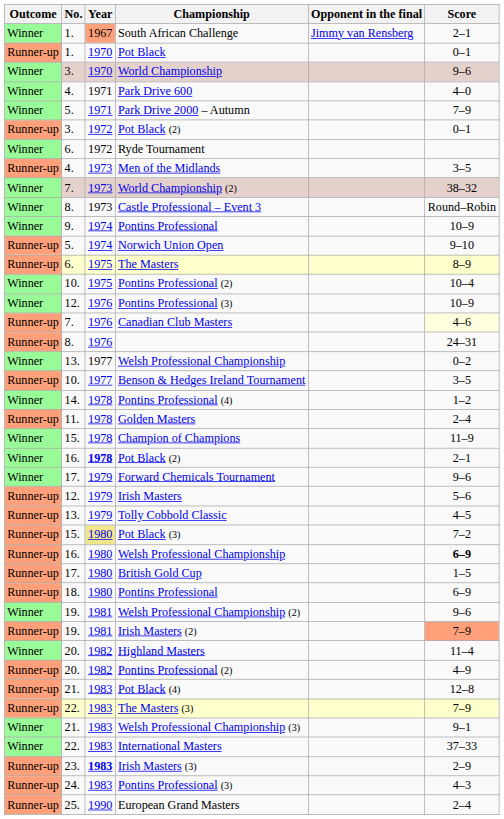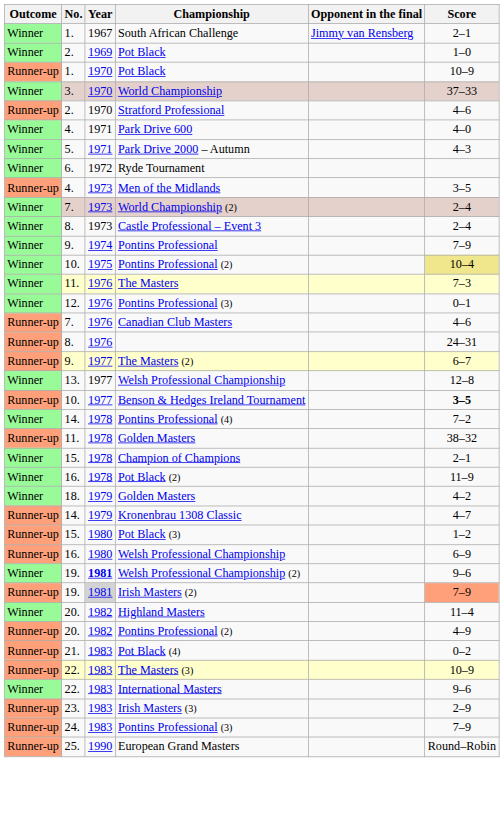(100, 33) lightsalmon background -> (100, 33) no background
+ row: (69, 52)
(462, 52) 0–1 -> (462, 71) 10–9
(462, 71) 9–6 -> (462, 91) 37–33
+ row: (69, 110)
(462, 110) 7–9 -> (462, 149) 4–3
- row: (69, 129)
(462, 187) 38–32 -> (462, 206) 2–4
(462, 206) Round–Robin -> (462, 226) 2–4
(462, 226) 10–9 -> (462, 245) 7–9
- row: (69, 245)
- row: (69, 264)
(462, 284) no background -> (462, 264) khaki background
+ row: (72, 284)
(462, 303) 10–9 -> (462, 303) 0–1
(462, 322) lightyellow background -> (462, 322) no background
+ row: (69, 361)
(462, 361) 0–2 -> (462, 380) 12–8
(462, 380) normal -> (462, 399) bold
(462, 399) 1–2 -> (462, 419) 7–2
(462, 419) 2–4 -> (462, 438) 38–32
(462, 438) 11–9 -> (462, 457) 2–1
(100, 457) bold -> (100, 476) normal
(462, 457) 2–1 -> (462, 476) 11–9
- row: (72, 476)
- row: (72, 496)
- row: (72, 515)
+ row: (72, 496)
+ row: (72, 515)
(100, 534) khaki background -> (100, 534) no background
(462, 534) 7–2 -> (462, 534) 1–2
(462, 554) bold -> (462, 554) normal
- row: (72, 573)
- row: (72, 592)
(100, 611) normal -> (100, 573) bold
(100, 631) no background -> (100, 592) lightgrey background
(462, 689) 12–8 -> (462, 650) 0–2
(462, 708) 7–9 -> (462, 669) 10–9
- row: (72, 727)
(462, 746) 37–33 -> (462, 689) 9–6
(100, 766) bold -> (100, 708) normal
(462, 785) 4–3 -> (462, 727) 7–9
(462, 804) 2–4 -> (462, 746) Round–Robin
